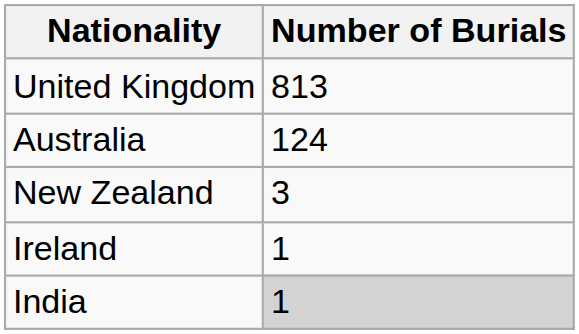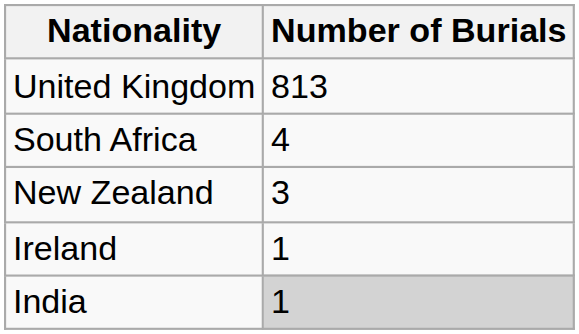- row: (79, 139)
+ row: (105, 139)
